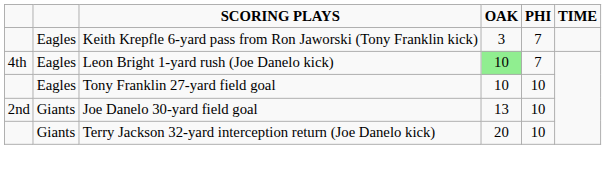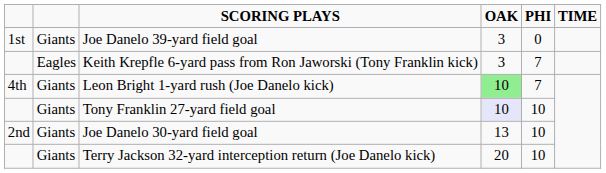+ row: (170, 39)
(56, 62) Eagles -> (56, 86) Giants
(56, 86) Eagles -> (56, 109) Giants
(501, 86) no background -> (501, 109) lavender background
